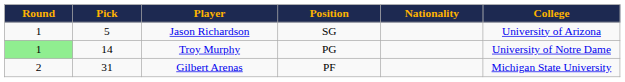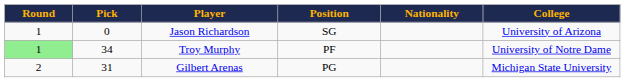(107, 31) 5 -> (107, 31) 0
(107, 49) 14 -> (107, 49) 34
(329, 49) PG -> (329, 49) PF
(329, 67) PF -> (329, 67) PG
